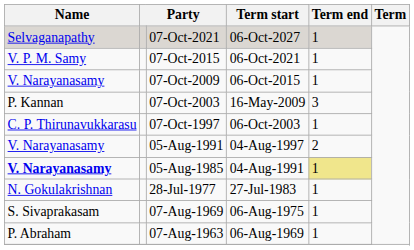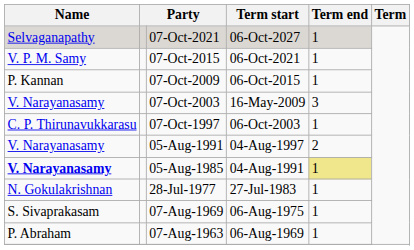(56, 80) V. Narayanasamy -> (36, 80) P. Kannan
(36, 102) P. Kannan -> (56, 102) V. Narayanasamy
